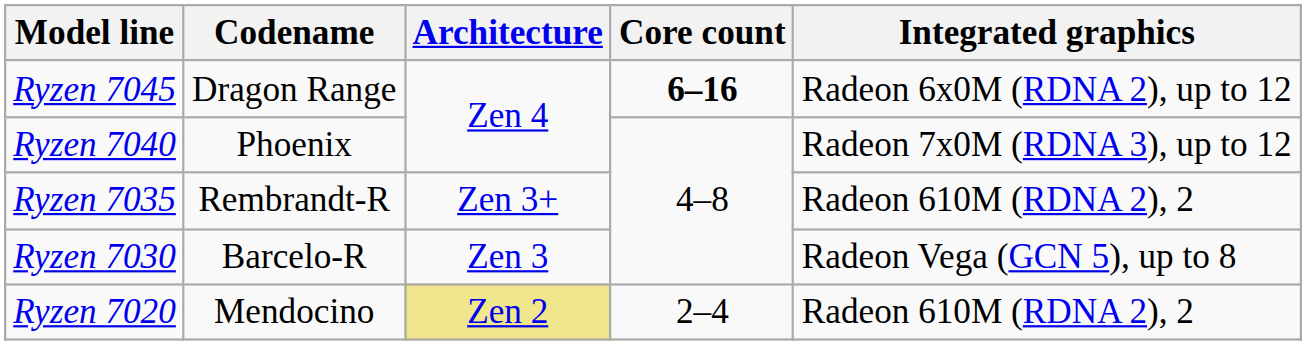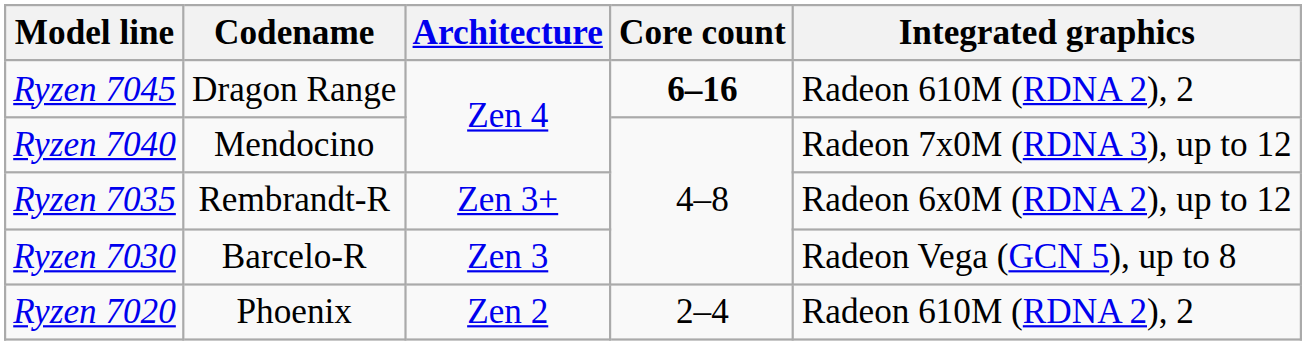(1047, 88) Radeon 6x0M (RDNA 2), up to 12 -> (998, 88) Radeon 610M (RDNA 2), 2
(294, 144) Phoenix -> (294, 144) Mendocino
(998, 199) Radeon 610M (RDNA 2), 2 -> (1047, 199) Radeon 6x0M (RDNA 2), up to 12
(294, 311) Mendocino -> (294, 311) Phoenix
(508, 311) khaki background -> (508, 311) no background
